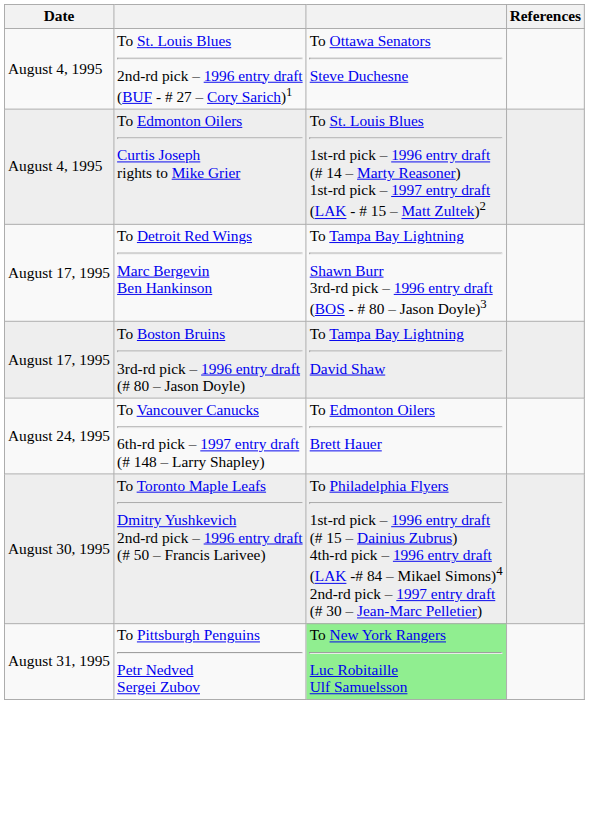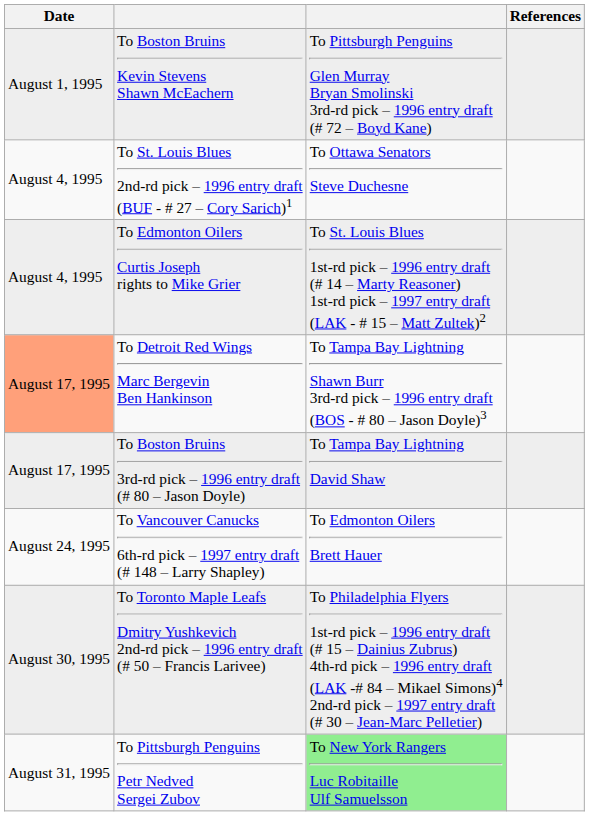+ row: (210, 66)
(59, 272) no background -> (59, 383) lightsalmon background
